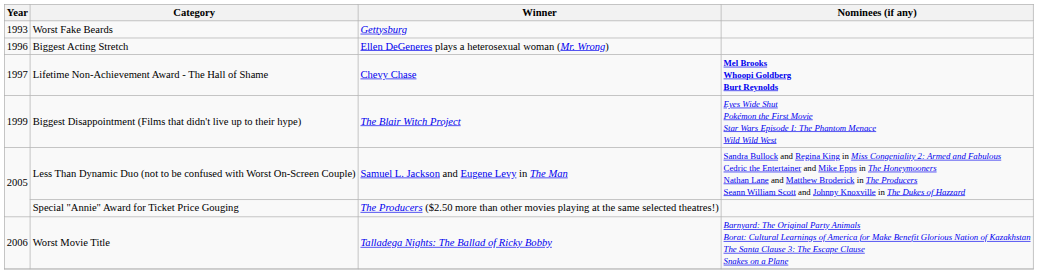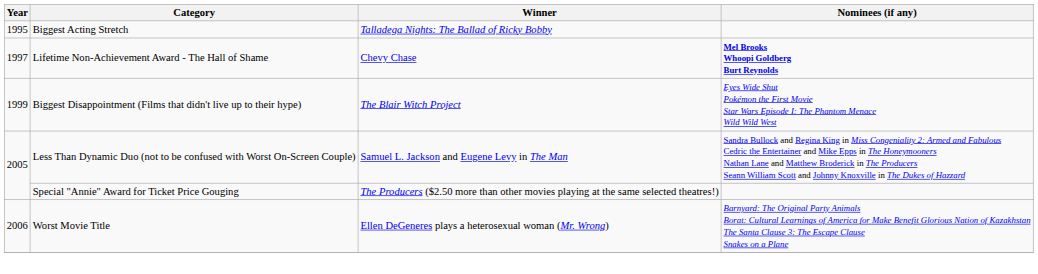- row: (73, 29)
(17, 46) 1996 -> (17, 29) 1995
(485, 46) Ellen DeGeneres plays a heterosexual woman (Mr. Wrong) -> (456, 29) Talladega Nights: The Ballad of Ricky Bobby
(456, 242) Talladega Nights: The Ballad of Ricky Bobby -> (485, 226) Ellen DeGeneres plays a heterosexual woman (Mr. Wrong)
